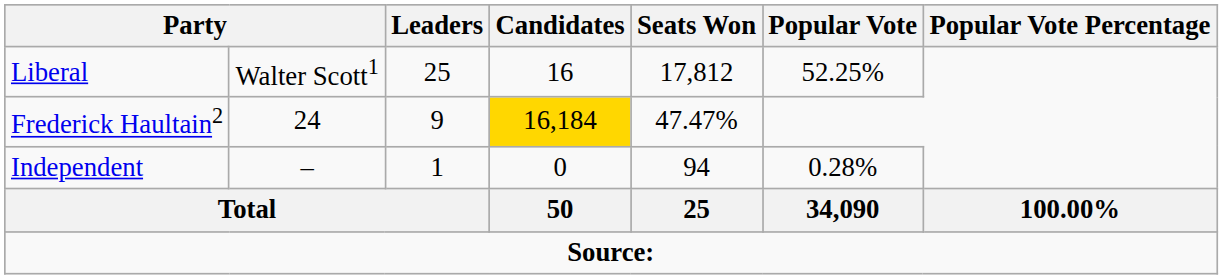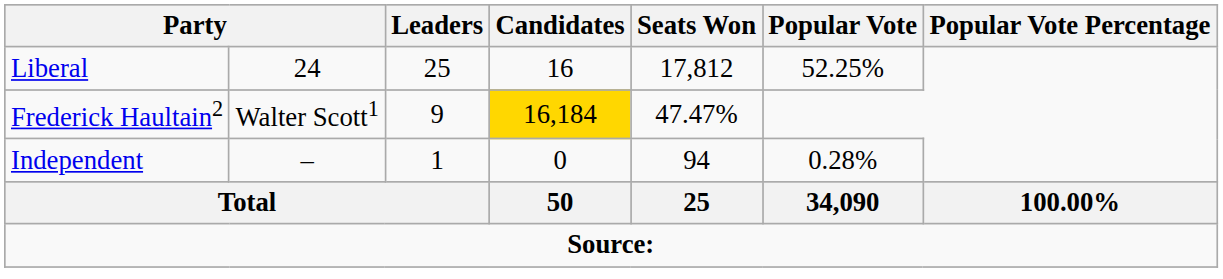(307, 71) Walter Scott1 -> (307, 68) 24
(307, 121) 24 -> (307, 114) Walter Scott1
